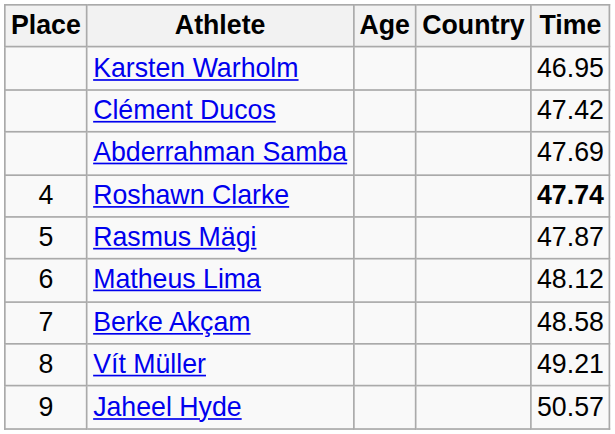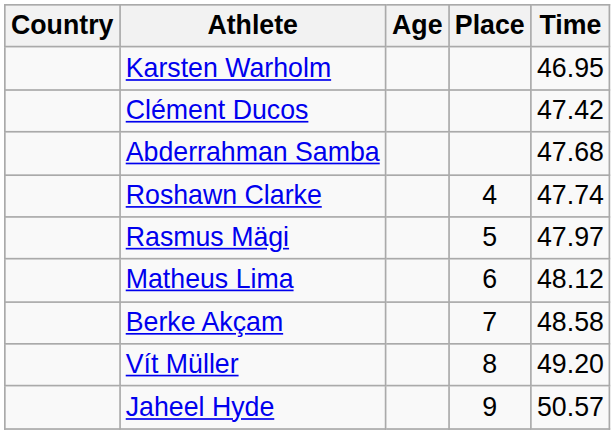columns swapped: (46, 25) <-> (473, 25)
(570, 152) 47.69 -> (570, 152) 47.68
(570, 195) bold -> (570, 195) normal
(570, 237) 47.87 -> (570, 237) 47.97
(570, 364) 49.21 -> (570, 364) 49.20
